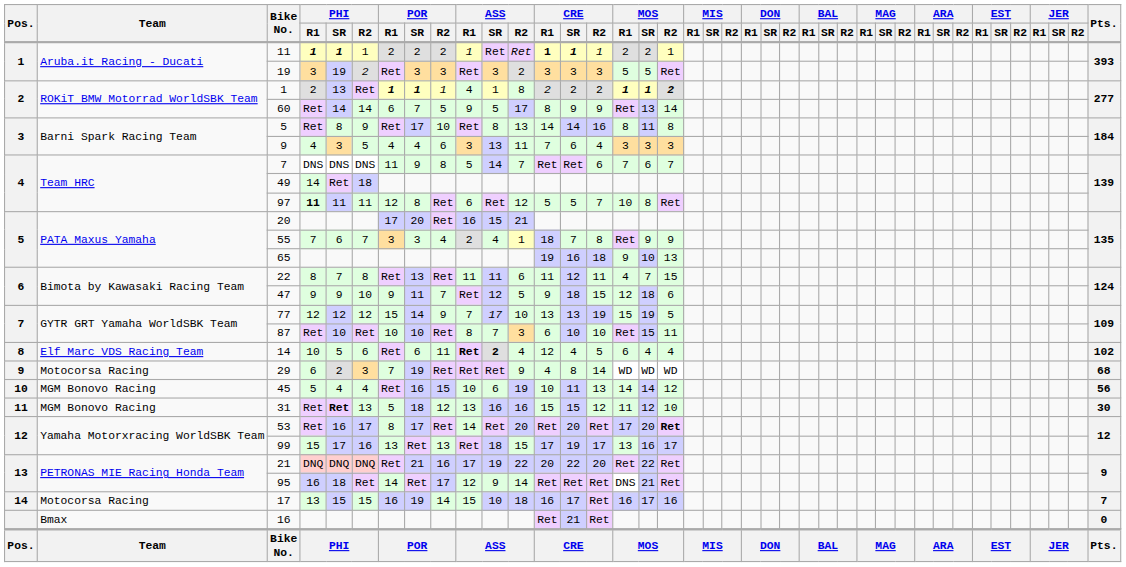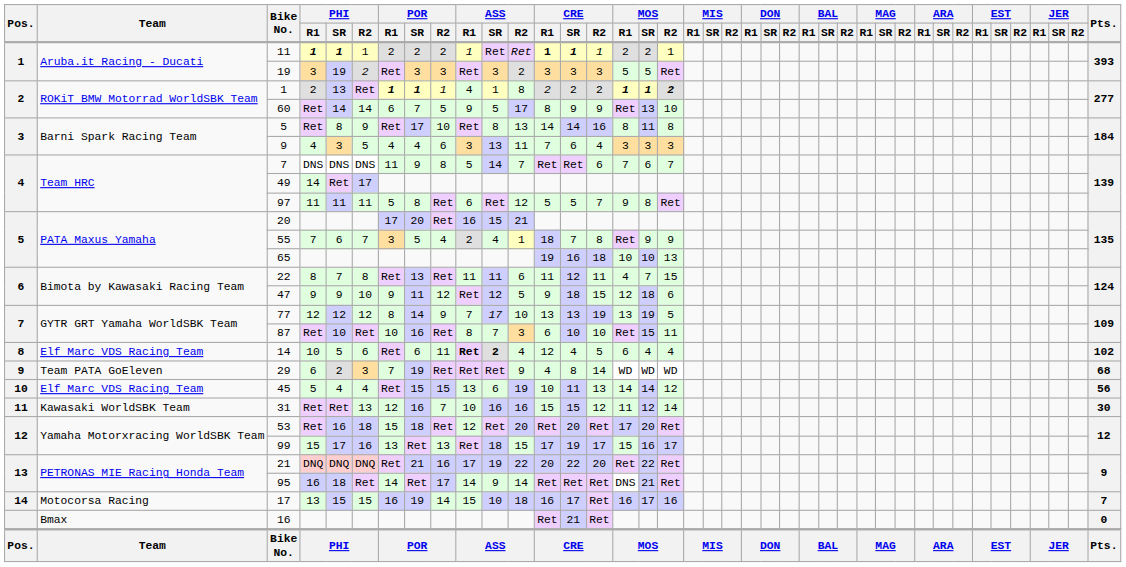(671, 109) 14 -> (671, 109) 10
(365, 184) 18 -> (365, 184) 17
(313, 202) bold -> (313, 202) normal
(391, 202) 12 -> (391, 202) 5
(625, 202) 10 -> (625, 202) 9
(417, 240) 3 -> (417, 240) 5
(625, 258) 9 -> (625, 258) 10
(443, 296) 7 -> (443, 296) 12
(391, 315) 15 -> (391, 315) 8
(625, 315) 15 -> (625, 315) 13
(417, 333) 10 -> (417, 333) 16
(95, 371) Motocorsa Racing -> (101, 371) Team PATA GoEleven
(98, 389) MGM Bonovo Racing -> (122, 389) Elf Marc VDS Racing Team
(417, 389) 16 -> (417, 389) 15
(469, 389) 10 -> (469, 389) 13
(98, 408) MGM Bonovo Racing -> (115, 408) Kawasaki WorldSBK Team
(339, 408) bold -> (339, 408) normal
(391, 408) 5 -> (391, 408) 12
(417, 408) 18 -> (417, 408) 16
(443, 408) 12 -> (443, 408) 7
(469, 408) 13 -> (469, 408) 10
(671, 408) 10 -> (671, 408) 14
(365, 427) 17 -> (365, 427) 18
(391, 427) 8 -> (391, 427) 15
(417, 427) 17 -> (417, 427) 18
(469, 427) 14 -> (469, 427) 12
(671, 427) bold -> (671, 427) normal
(625, 445) 13 -> (625, 445) 15
(469, 483) 12 -> (469, 483) 14
